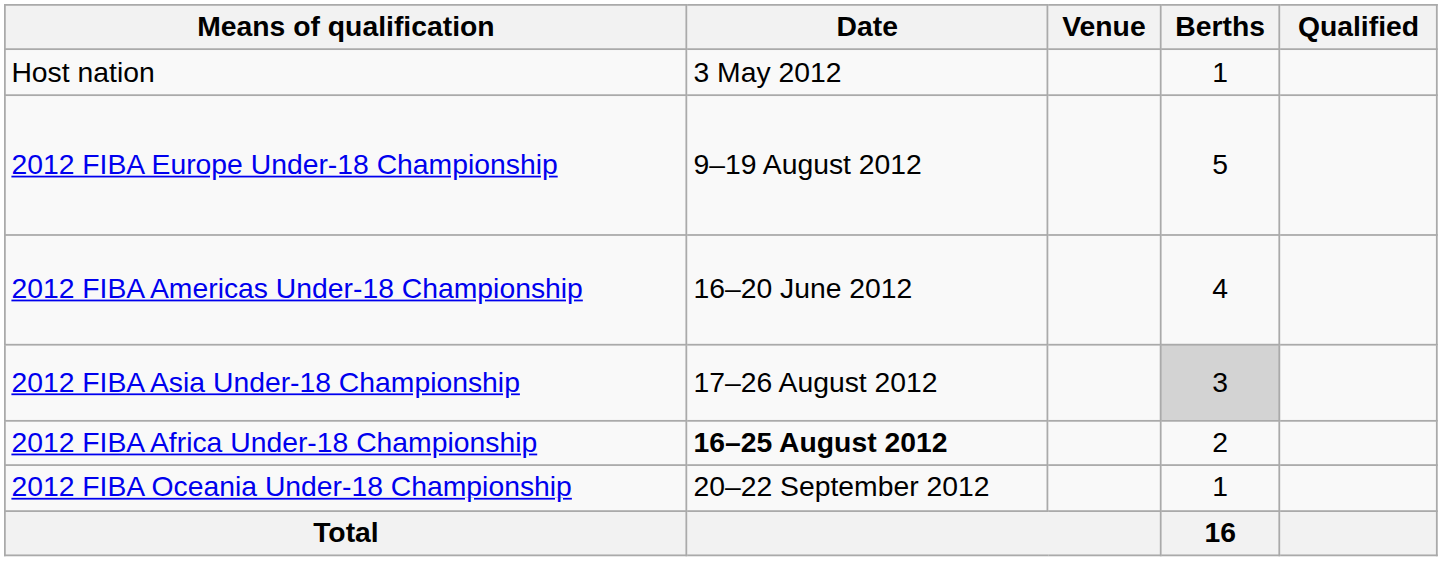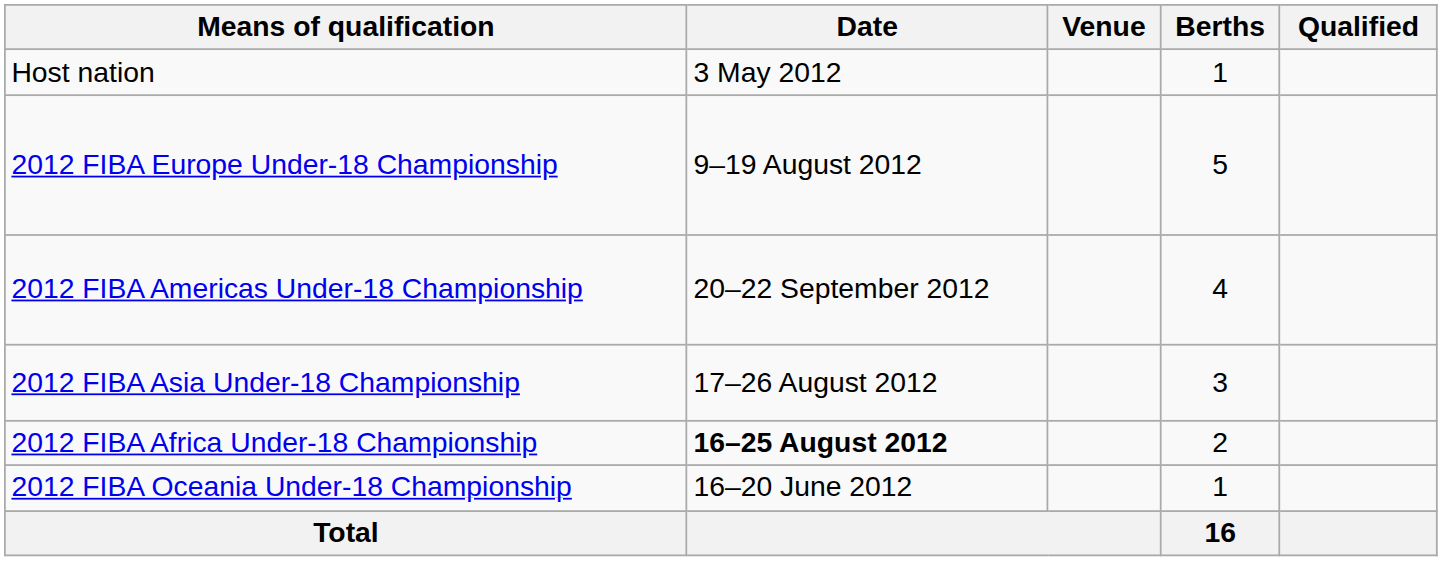(803, 289) 16–20 June 2012 -> (841, 289) 20–22 September 2012
(1220, 381) lightgrey background -> (1220, 381) no background
(841, 487) 20–22 September 2012 -> (803, 487) 16–20 June 2012
